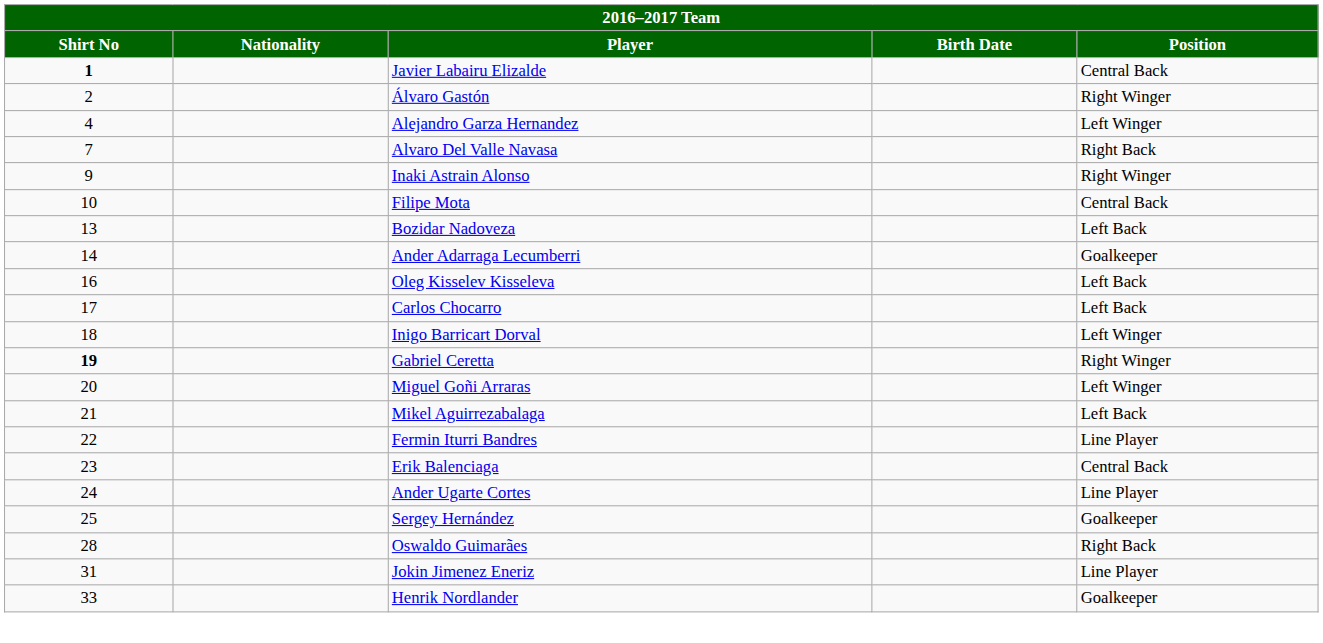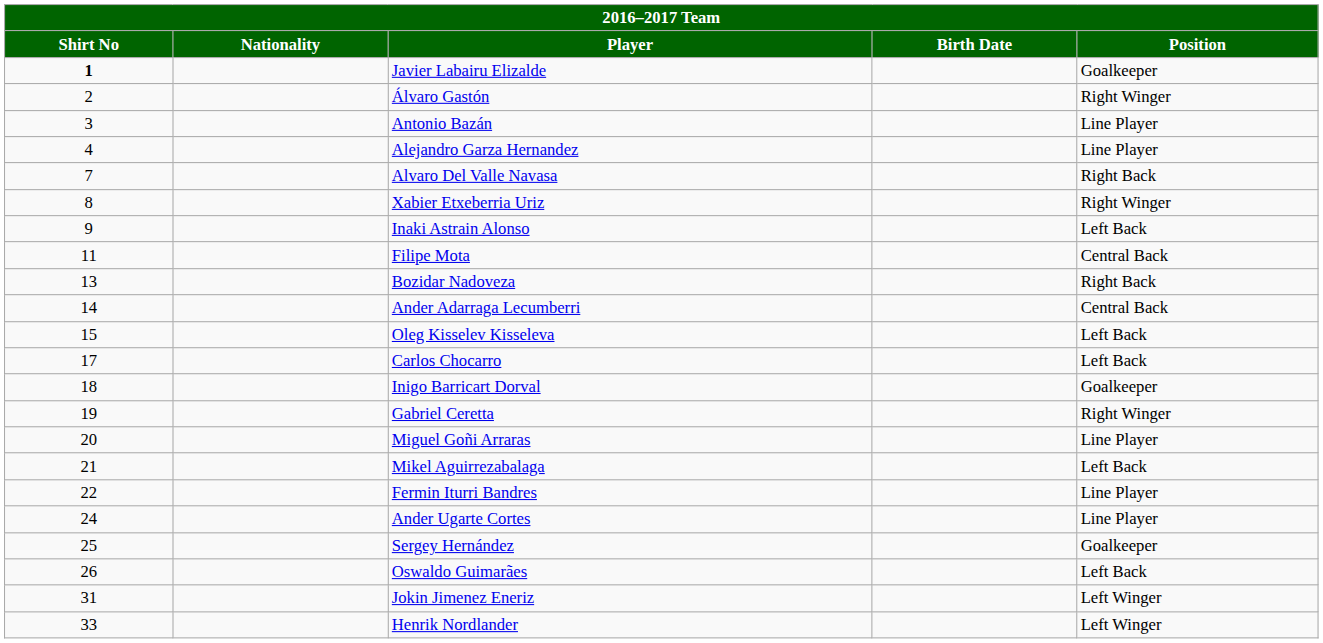(1124, 70) Central Back -> (1119, 70) Goalkeeper
+ row: (442, 123)
(1121, 123) Left Winger -> (1119, 149) Line Player
+ row: (468, 202)
(1126, 176) Right Winger -> (1114, 228) Left Back
(89, 202) 10 -> (89, 255) 11
(1114, 228) Left Back -> (1118, 281) Right Back
(1119, 255) Goalkeeper -> (1124, 307) Central Back
(89, 281) 16 -> (89, 334) 15
(1121, 334) Left Winger -> (1119, 387) Goalkeeper
(89, 360) bold -> (89, 413) normal
(1121, 387) Left Winger -> (1119, 439) Line Player
- row: (445, 466)
(89, 545) 28 -> (89, 571) 26
(1118, 545) Right Back -> (1114, 571) Left Back
(1119, 571) Line Player -> (1121, 598) Left Winger
(1119, 598) Goalkeeper -> (1121, 624) Left Winger
